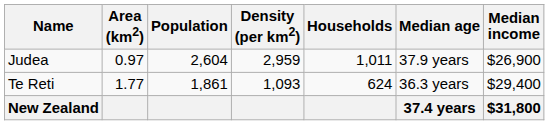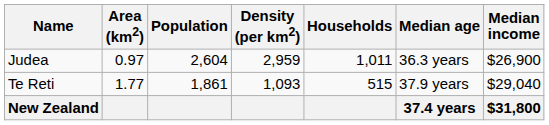(434, 60) 37.9 years -> (434, 60) 36.3 years
(380, 84) 624 -> (380, 84) 515
(434, 84) 36.3 years -> (434, 84) 37.9 years
(514, 84) $29,400 -> (514, 84) $29,040
